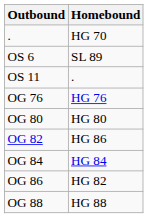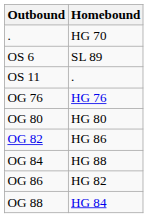(89, 160) HG 84 -> (89, 160) HG 88
(89, 202) HG 88 -> (89, 202) HG 84
